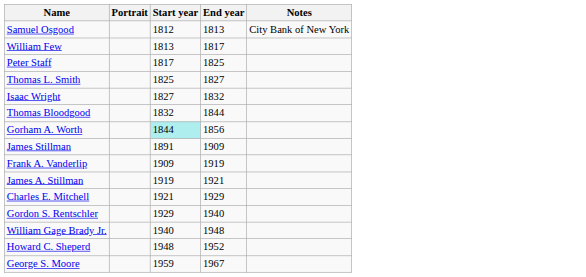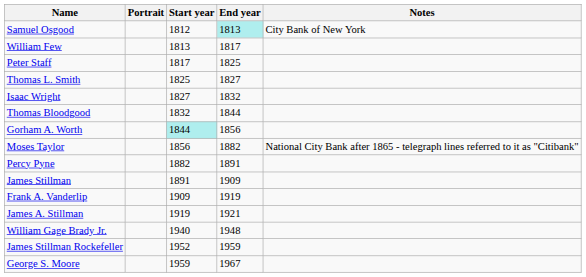(214, 29) no background -> (230, 29) paleturquoise background
+ row: (35, 146)
+ row: (31, 163)
- row: (48, 197)
- row: (52, 213)
- row: (49, 247)
+ row: (65, 247)
